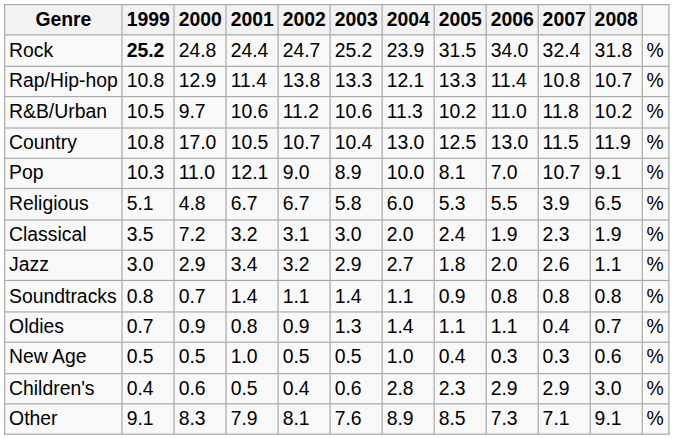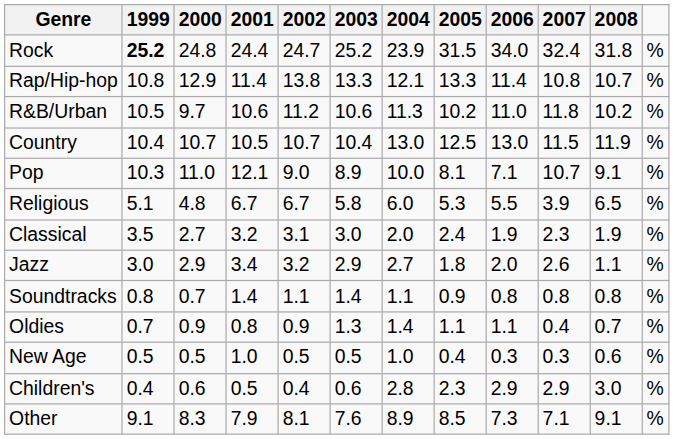(146, 142) 10.8 -> (146, 142) 10.4
(198, 142) 17.0 -> (198, 142) 10.7
(504, 173) 7.0 -> (504, 173) 7.1
(192, 234) 7.2 -> (192, 234) 2.7
